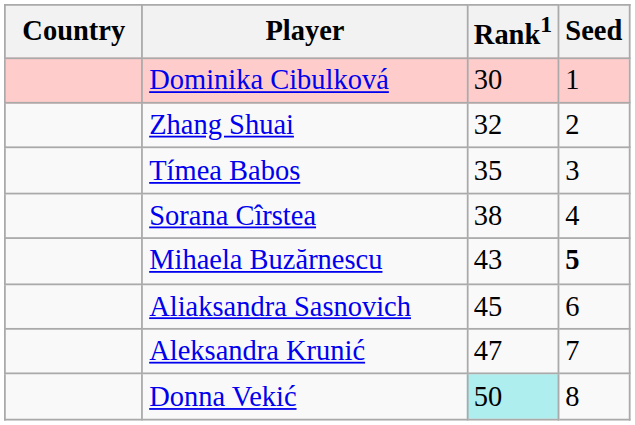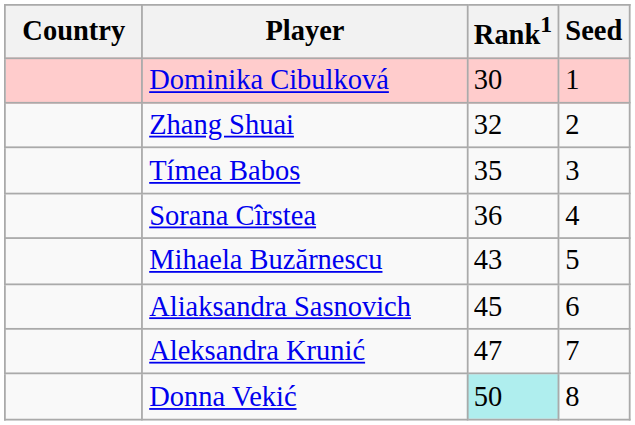(488, 215) 38 -> (488, 215) 36
(572, 260) bold -> (572, 260) normal
